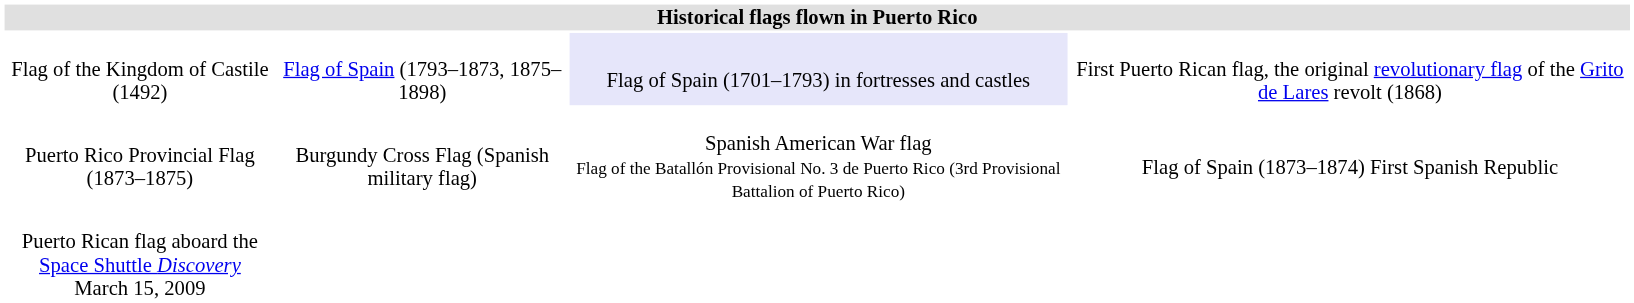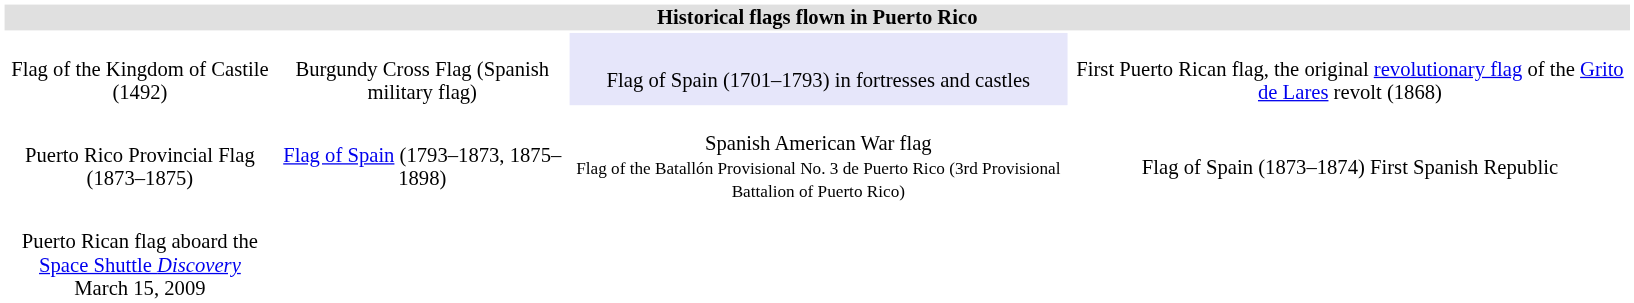(422, 80) Flag of Spain (1793–1873, 1875–1898) -> (422, 80) Burgundy Cross Flag (Spanish military flag)
(422, 166) Burgundy Cross Flag (Spanish military flag) -> (422, 166) Flag of Spain (1793–1873, 1875–1898)
